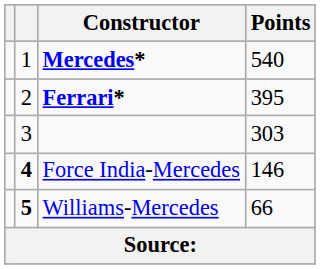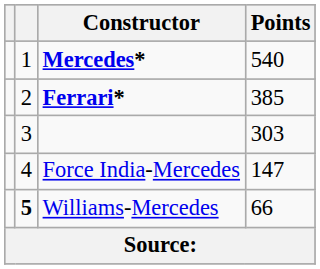(267, 96) 395 -> (267, 96) 385
(26, 170) bold -> (26, 170) normal
(267, 170) 146 -> (267, 170) 147
